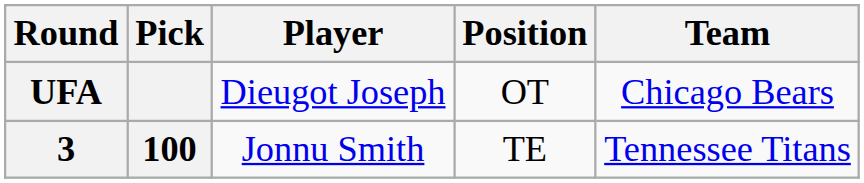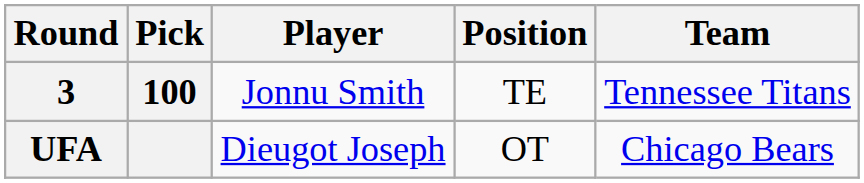rows swapped: (66, 148) <-> (66, 90)
